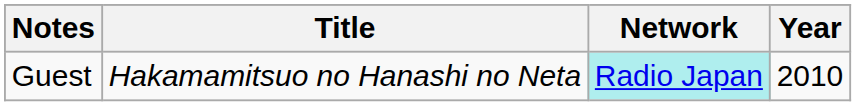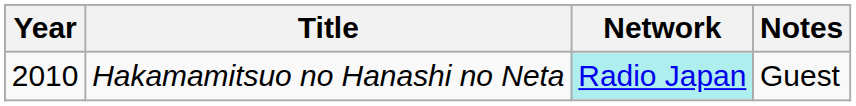columns swapped: (810, 28) <-> (53, 28)
